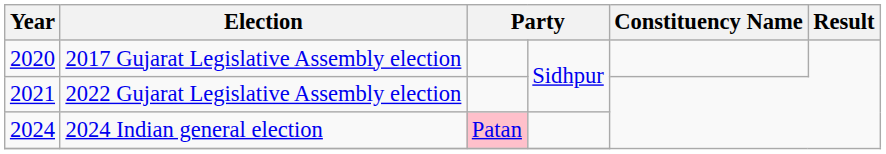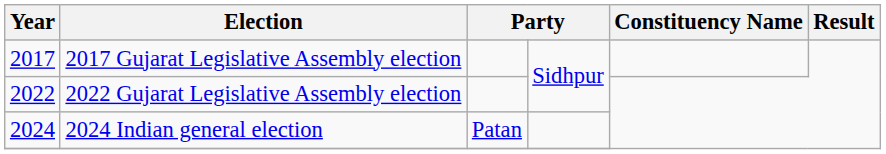(32, 58) 2020 -> (32, 58) 2017
(32, 93) 2021 -> (32, 93) 2022
(497, 129) pink background -> (497, 129) no background
